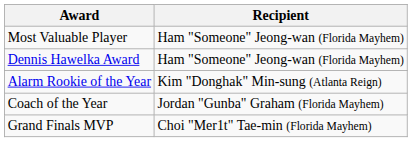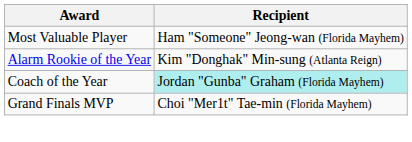- row: (73, 59)
(271, 103) no background -> (271, 81) paleturquoise background
